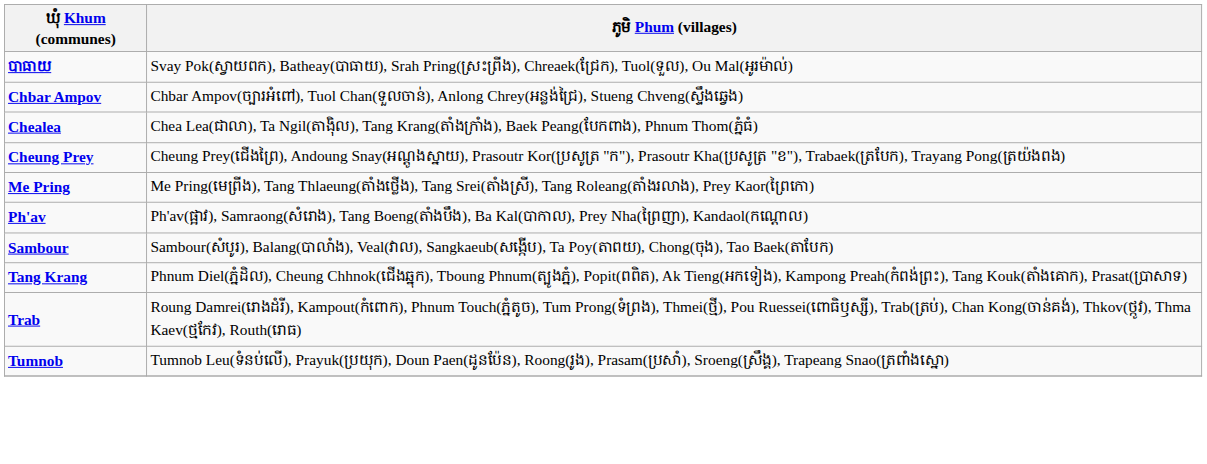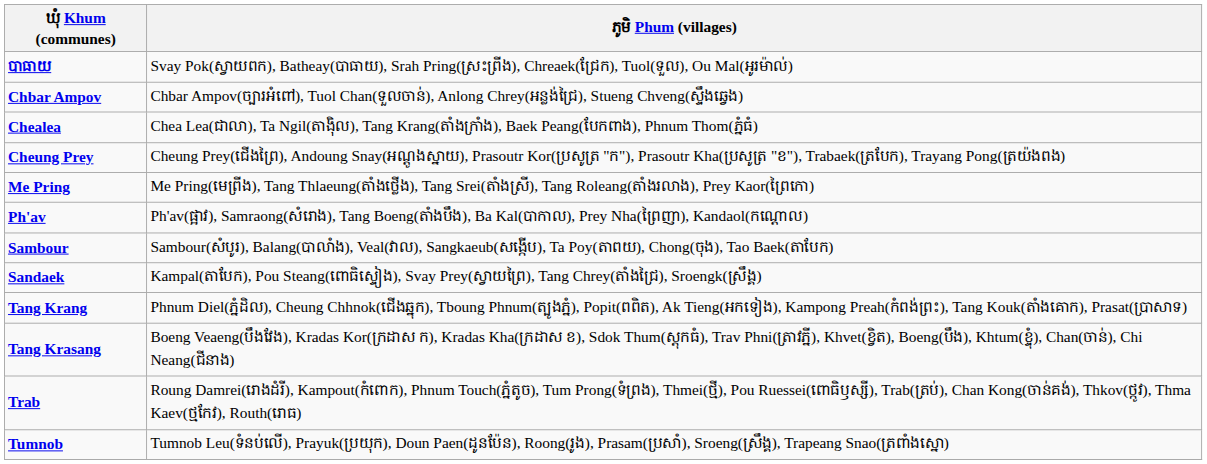+ row: (36, 277)
+ row: (54, 349)
